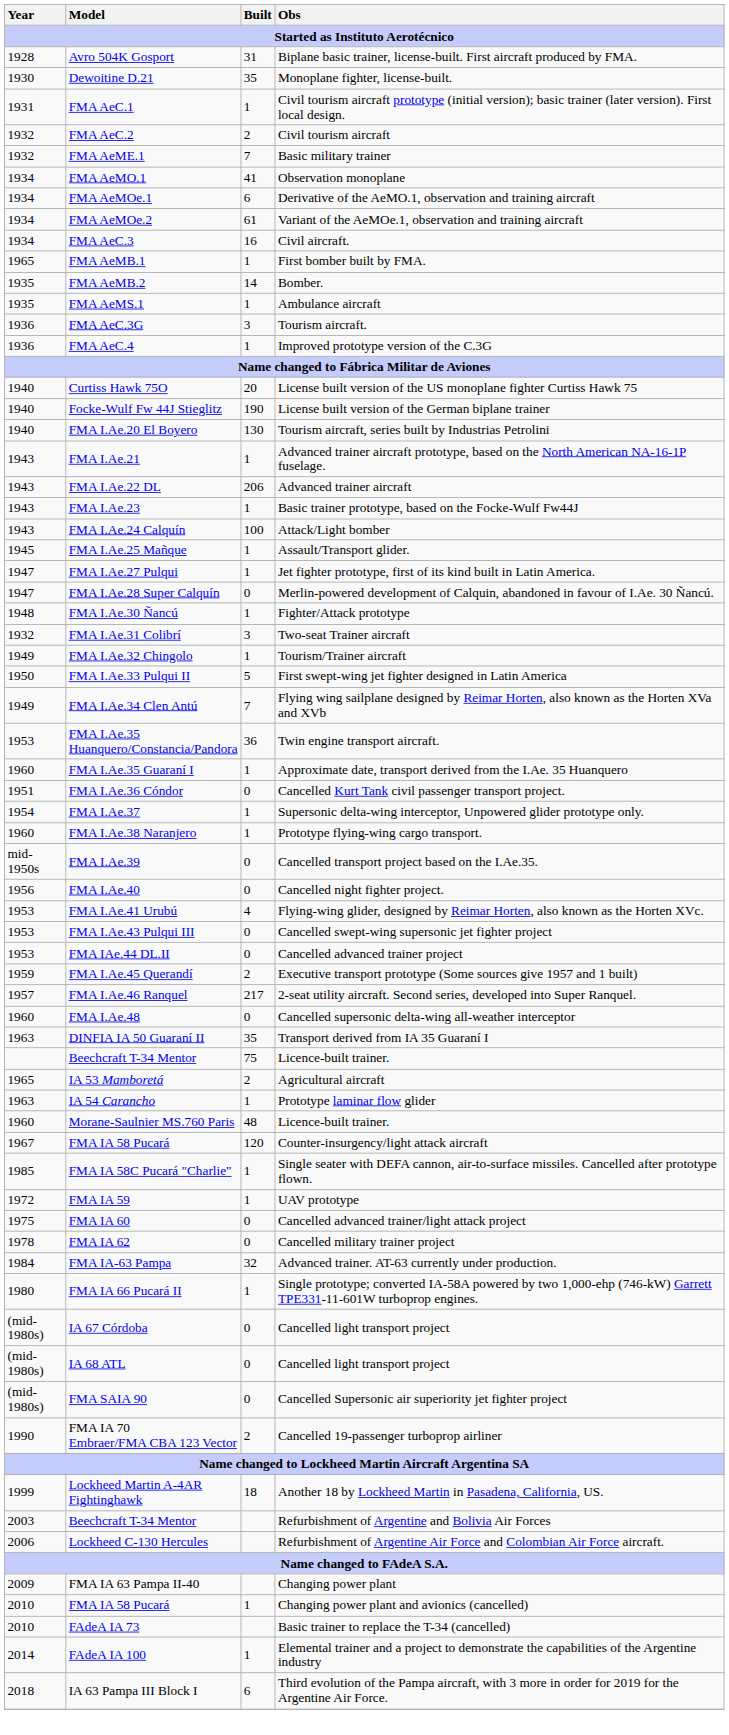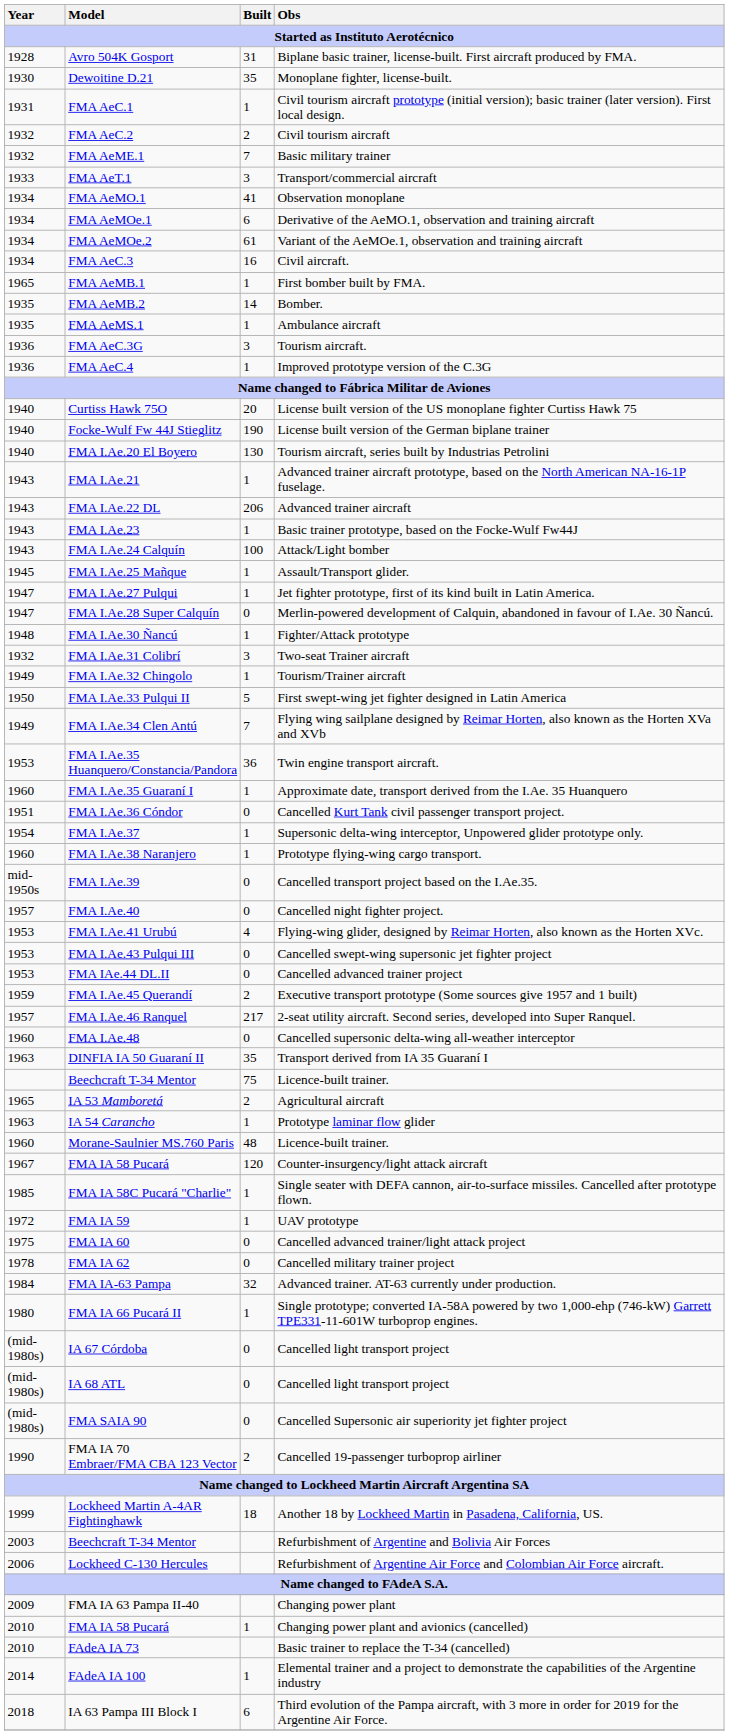+ row: (100, 177)
(21, 890) 1956 -> (21, 911) 1957
